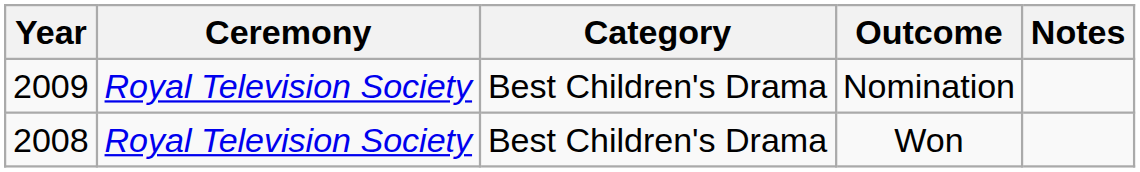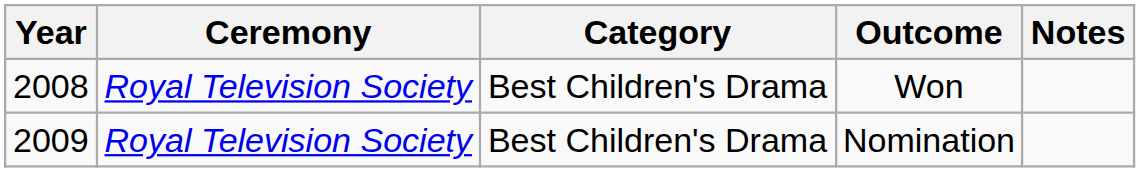rows swapped: (929, 140) <-> (929, 86)
